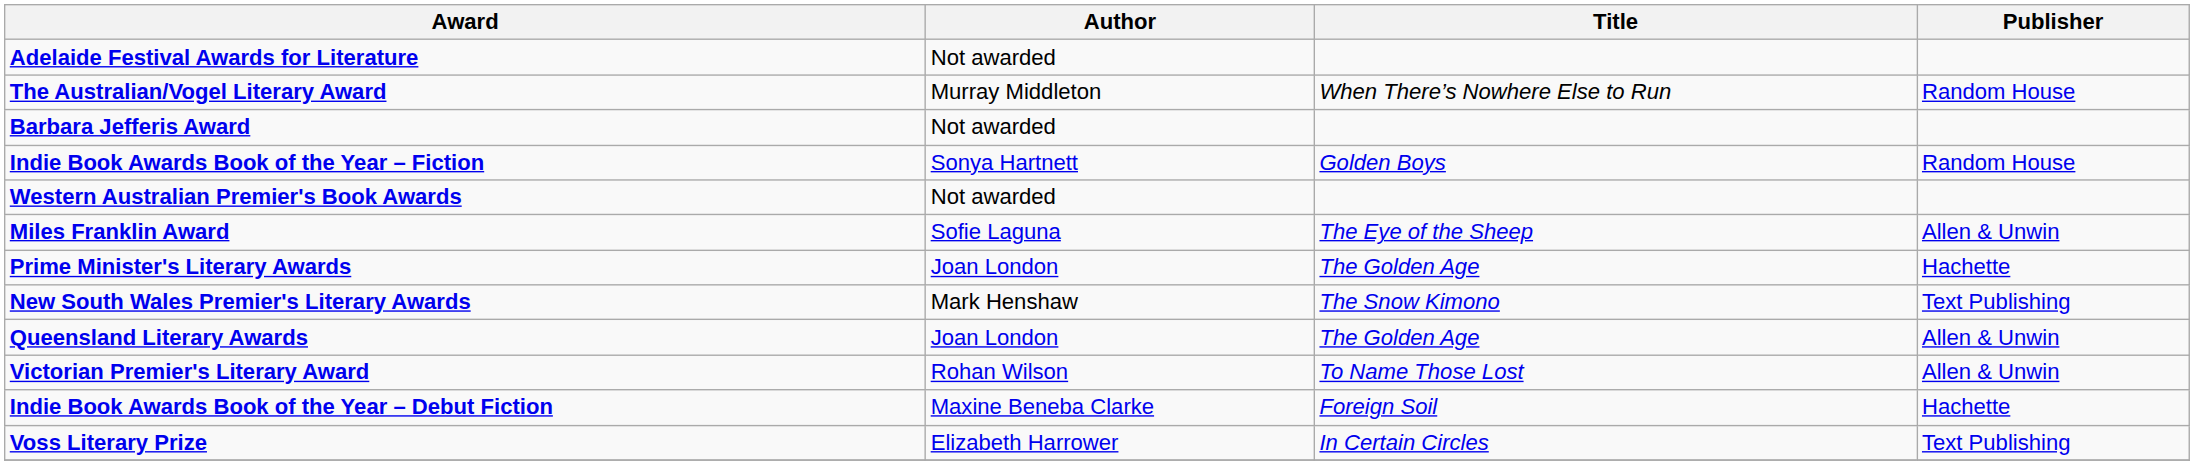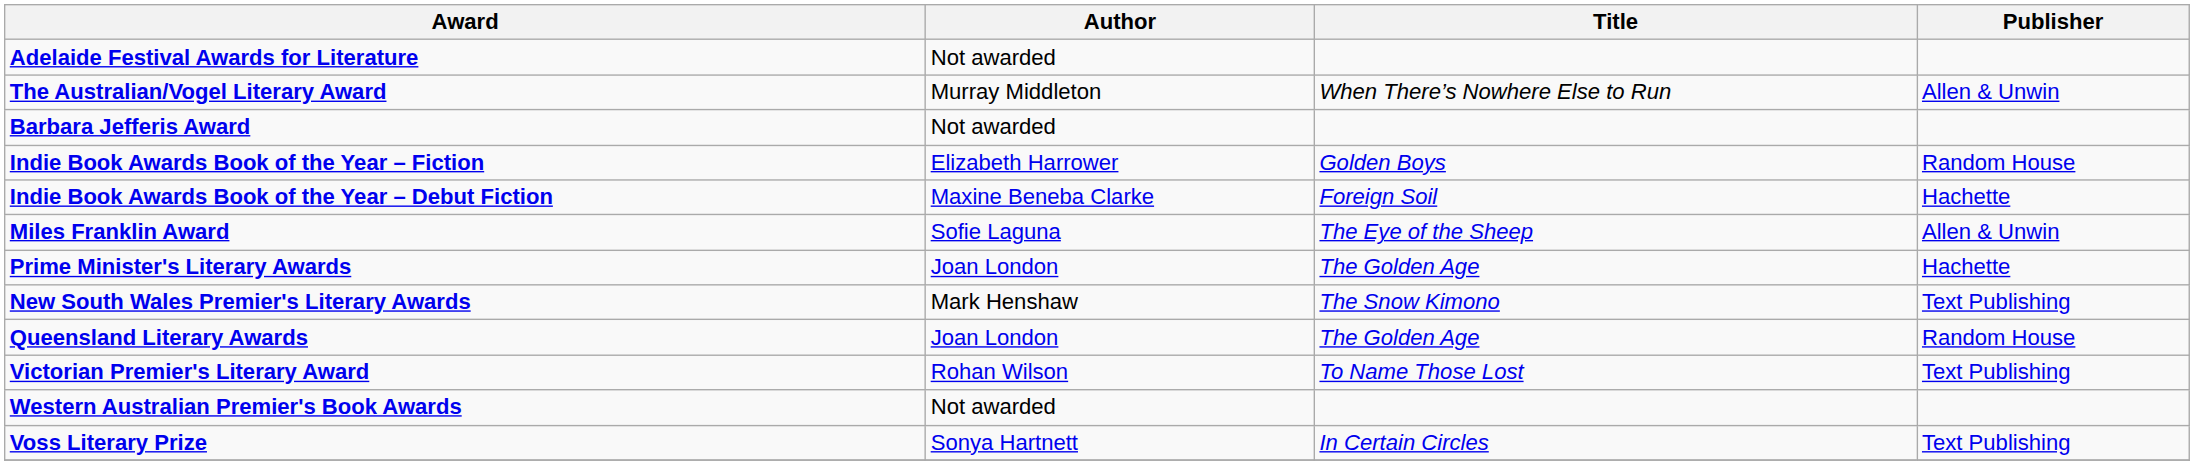(1999, 92) Random House -> (1991, 92) Allen & Unwin
(1004, 162) Sonya Hartnett -> (1025, 162) Elizabeth Harrower
rows swapped: (281, 407) <-> (236, 197)
(1991, 337) Allen & Unwin -> (1999, 337) Random House
(1991, 372) Allen & Unwin -> (1996, 372) Text Publishing
(1025, 442) Elizabeth Harrower -> (1004, 442) Sonya Hartnett
